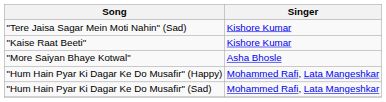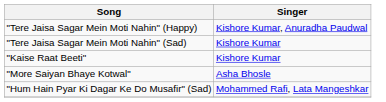+ row: (102, 27)
- row: (114, 74)
